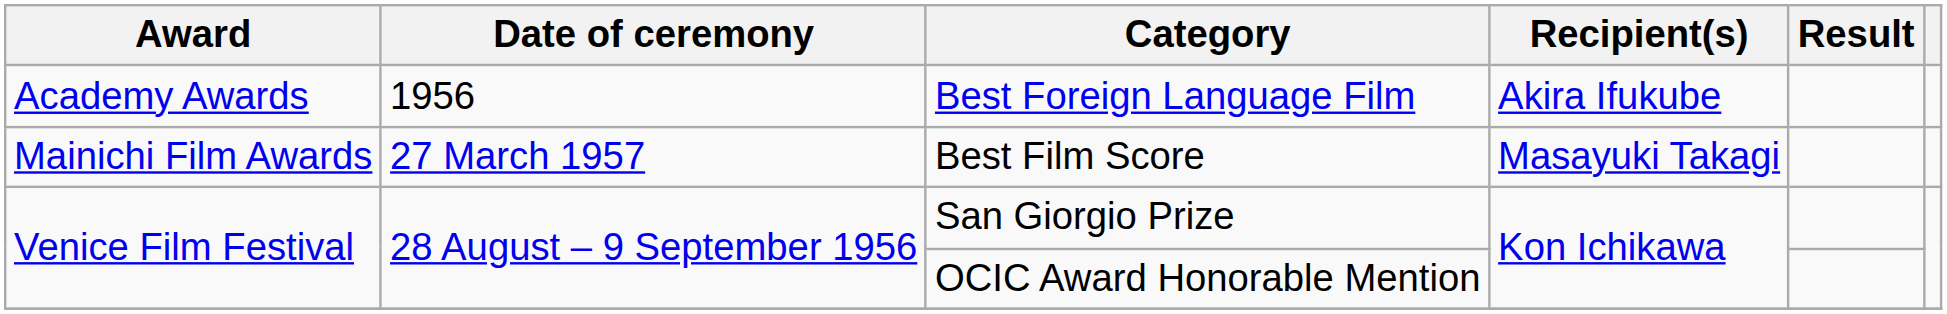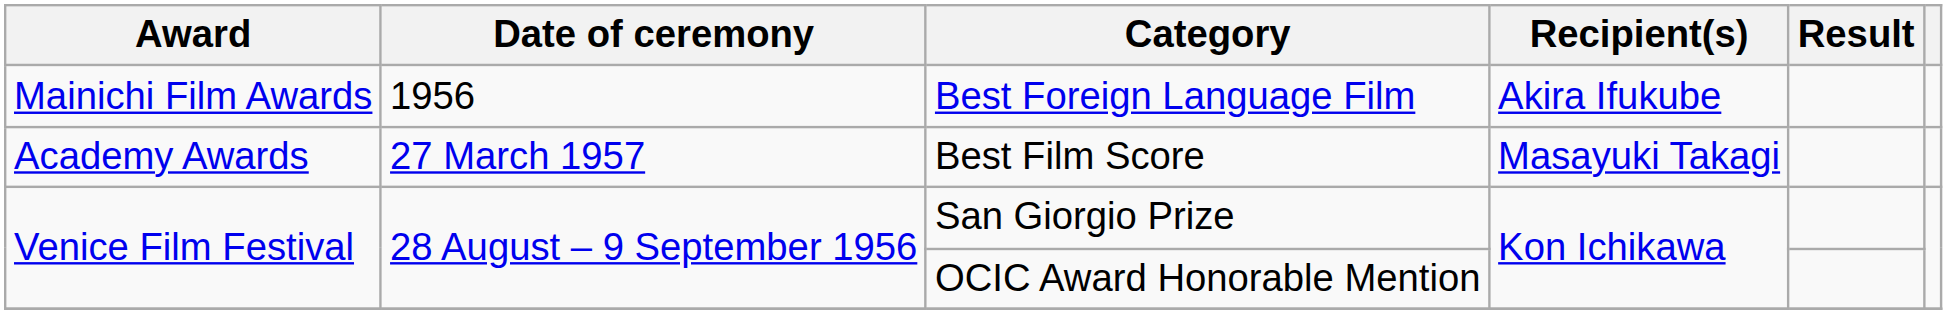(161, 95) Academy Awards -> (193, 95) Mainichi Film Awards
(193, 156) Mainichi Film Awards -> (161, 156) Academy Awards
